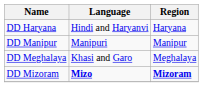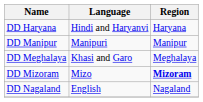(82, 74) bold -> (81, 74) normal
+ row: (34, 89)
